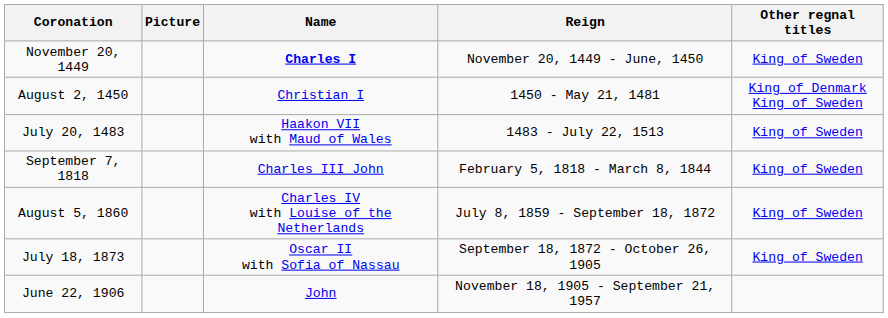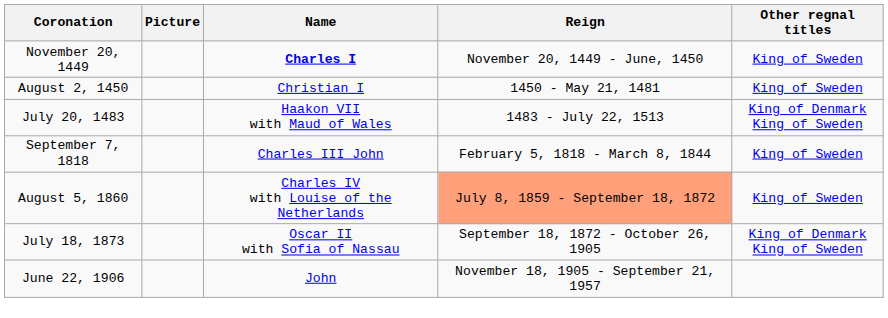(808, 96) King of Denmark King of Sweden -> (808, 88) King of Sweden
(808, 132) King of Sweden -> (808, 117) King of Denmark King of Sweden
(585, 213) no background -> (585, 198) lightsalmon background
(808, 257) King of Sweden -> (808, 242) King of Denmark King of Sweden
